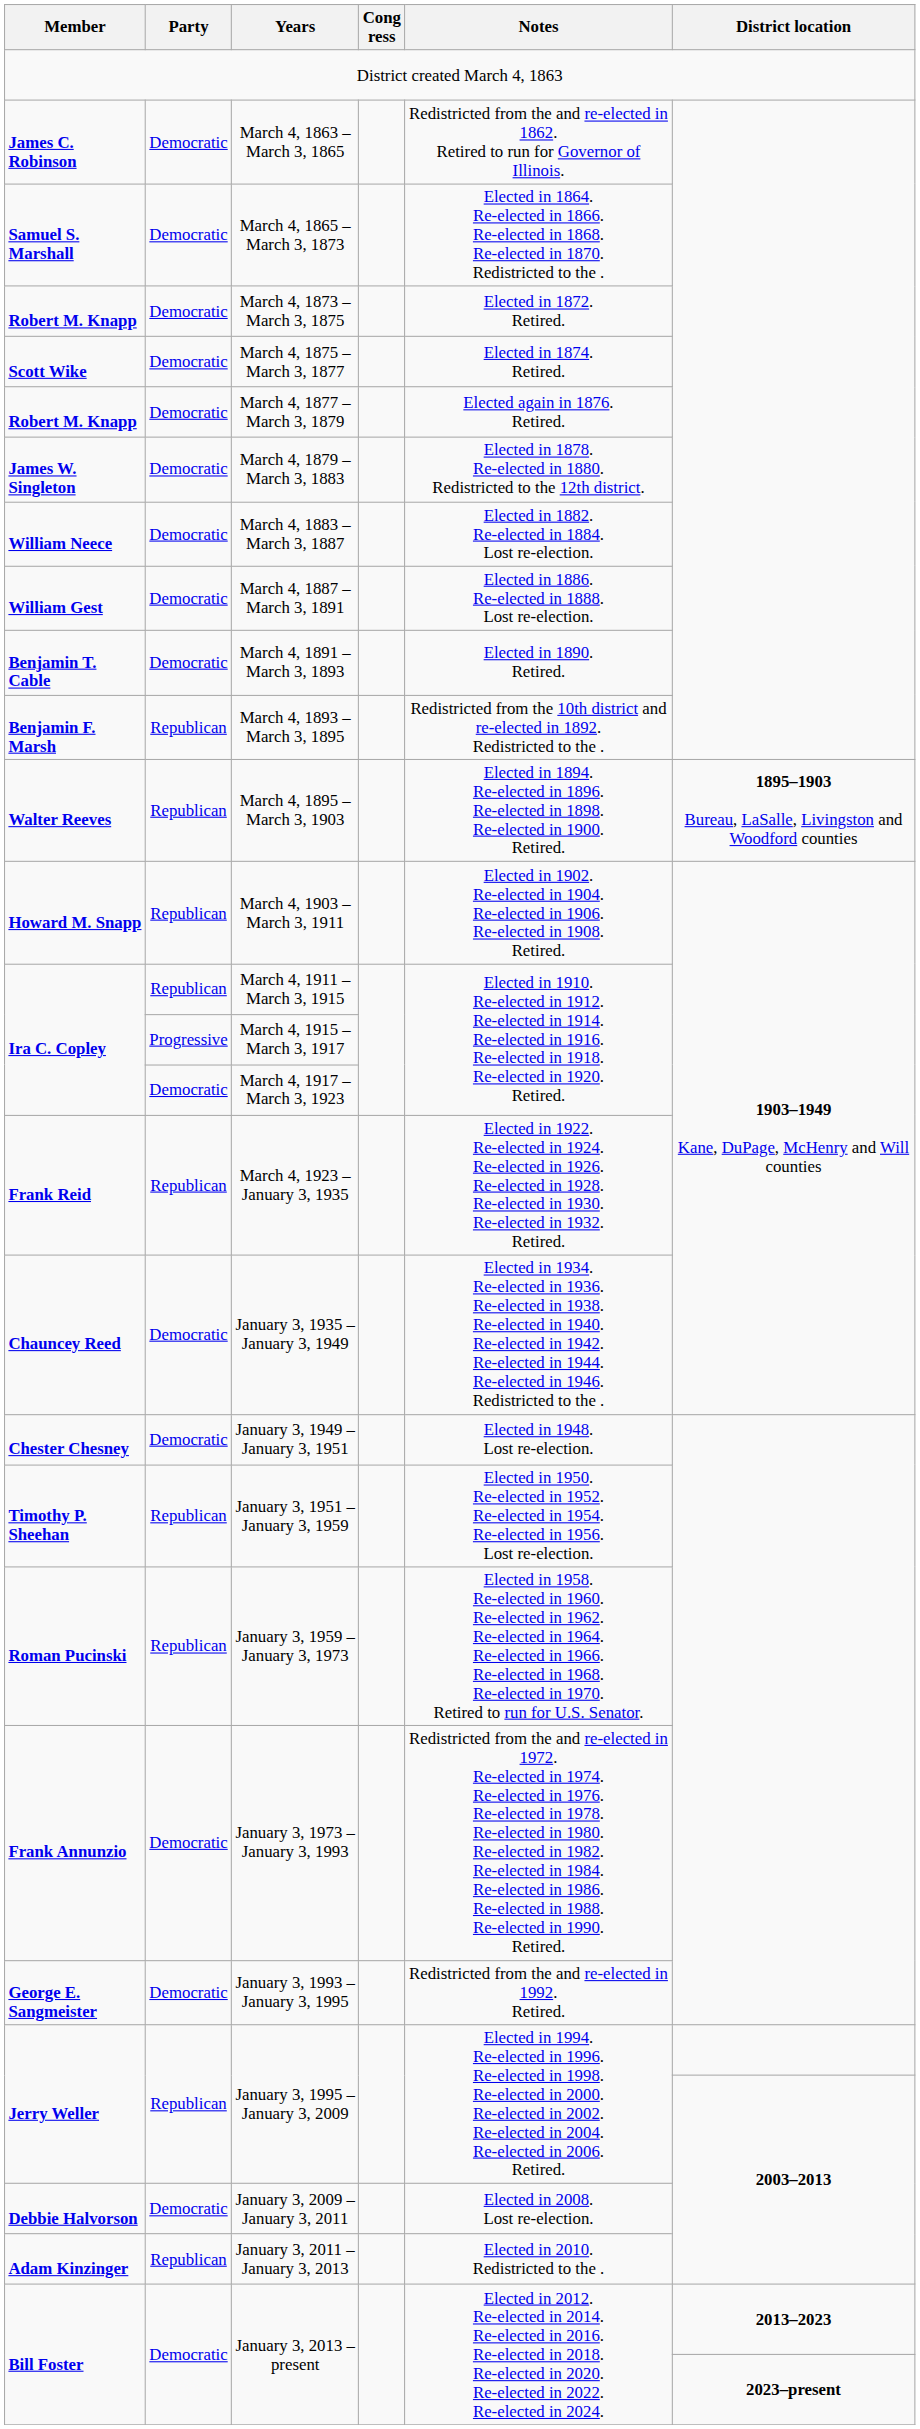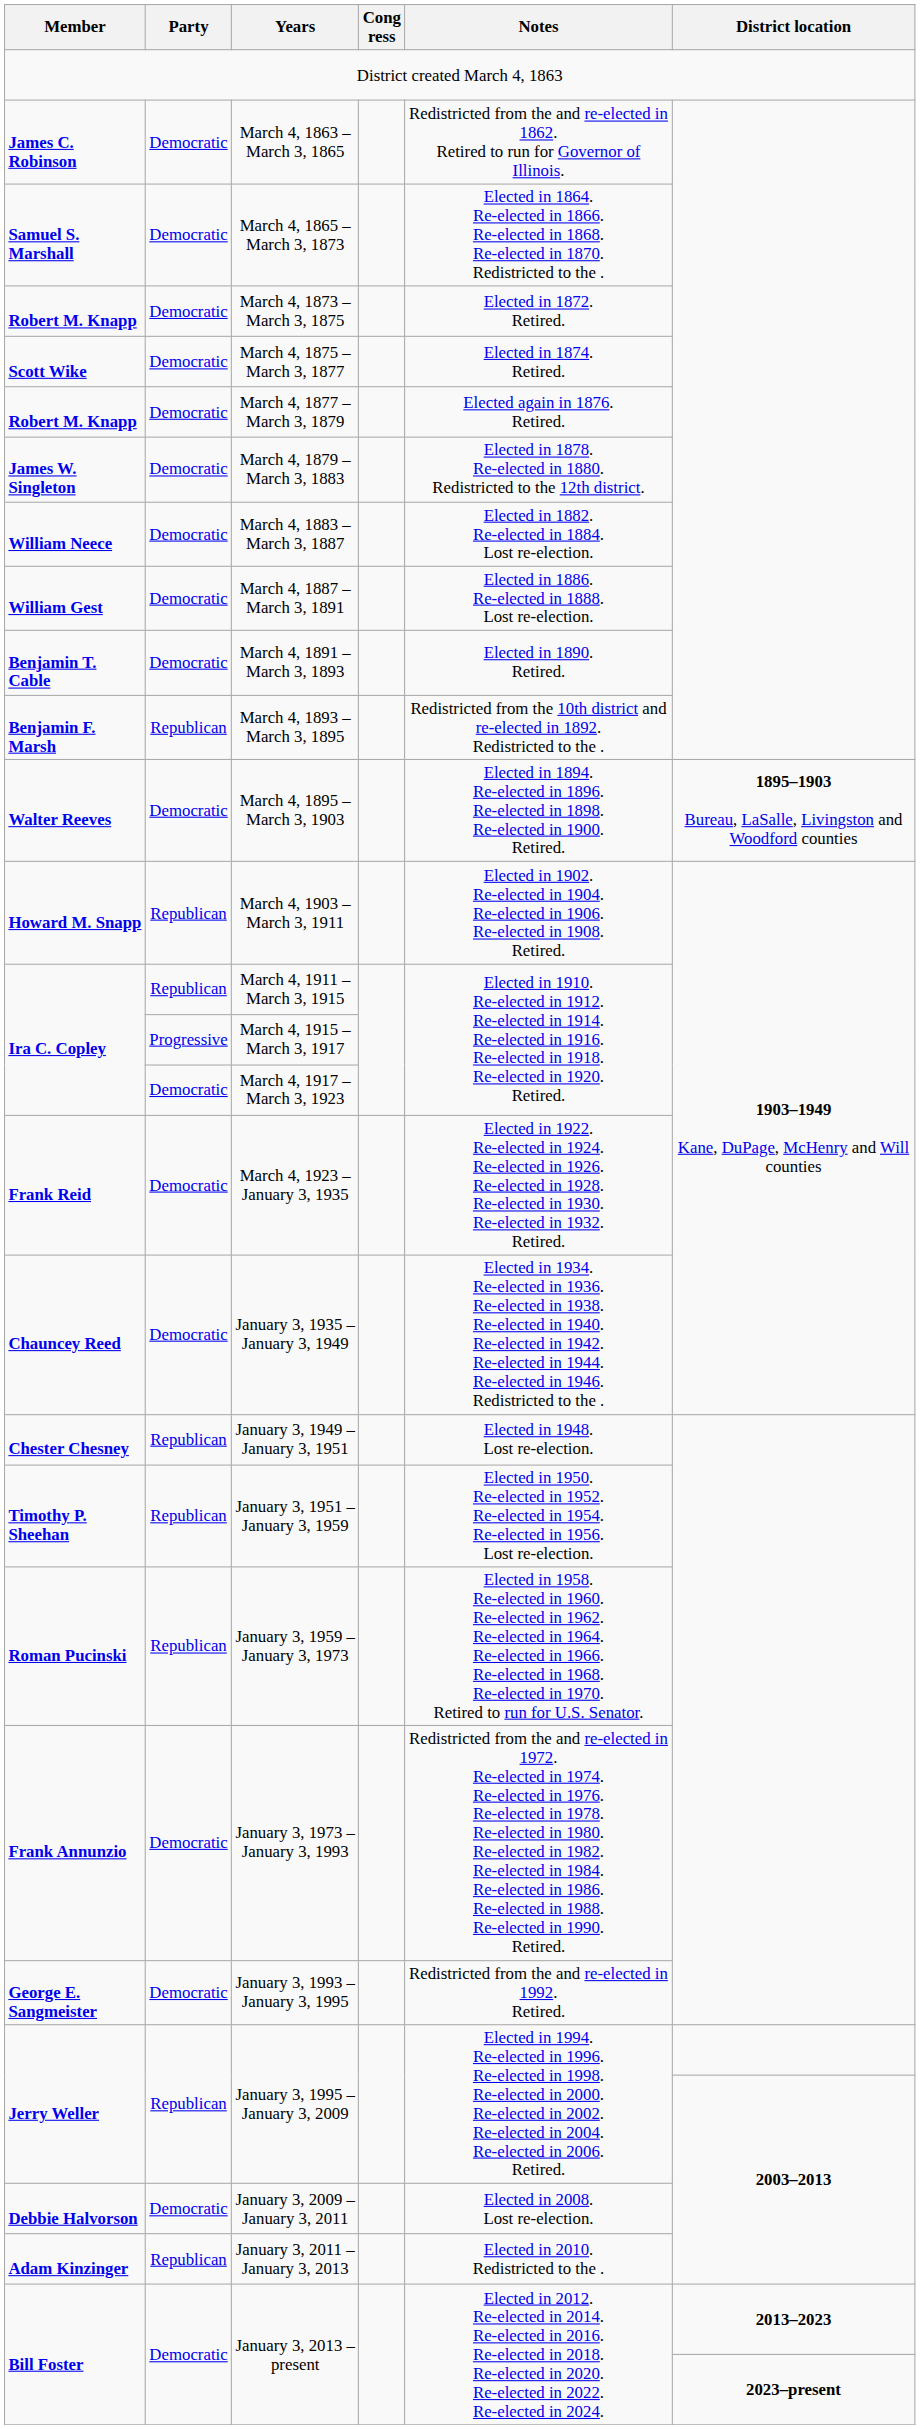(189, 810) Republican -> (189, 810) Democratic
(189, 1185) Republican -> (189, 1185) Democratic
(189, 1439) Democratic -> (189, 1439) Republican
